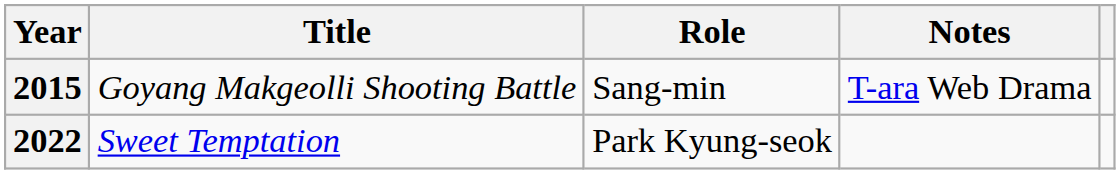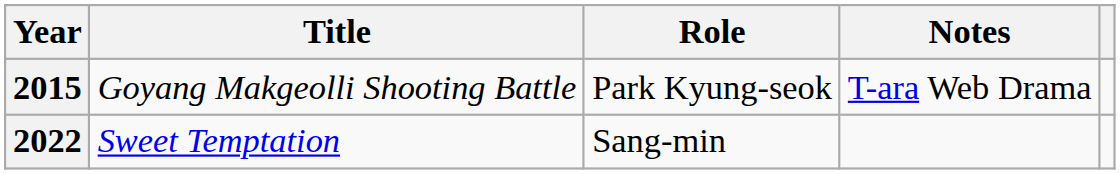(659, 86) Sang-min -> (712, 86) Park Kyung-seok
(712, 140) Park Kyung-seok -> (659, 140) Sang-min
